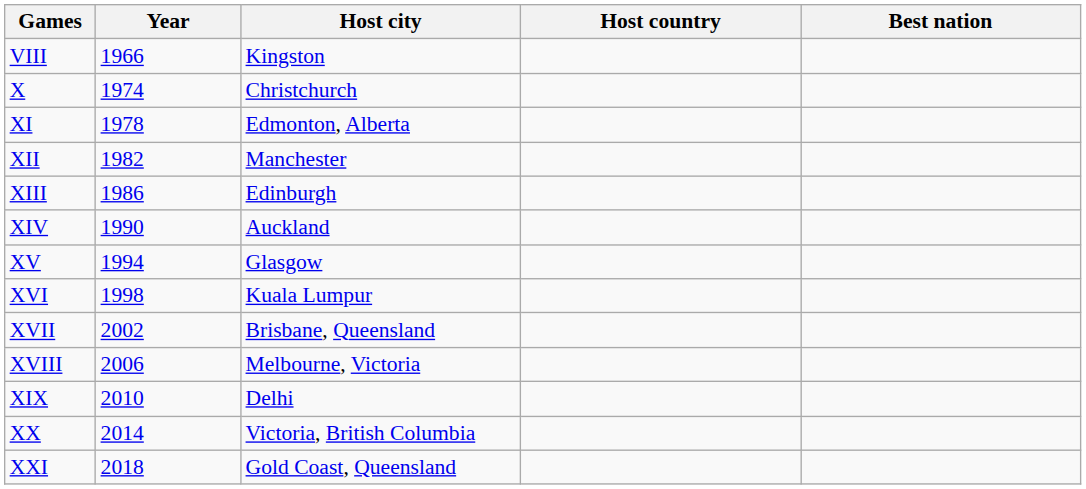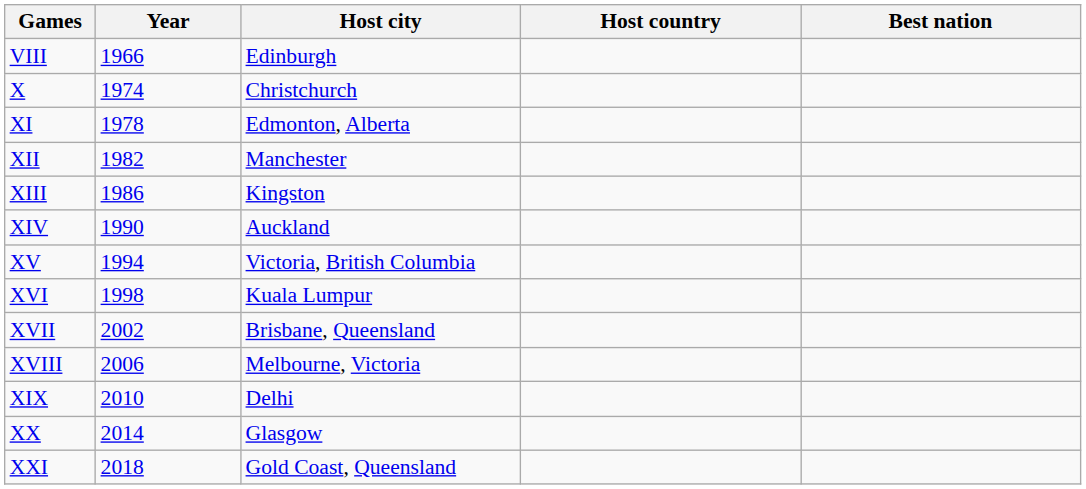(285, 55) Kingston -> (291, 55) Edinburgh
(291, 192) Edinburgh -> (285, 192) Kingston
(284, 261) Glasgow -> (360, 261) Victoria, British Columbia
(360, 432) Victoria, British Columbia -> (284, 432) Glasgow
